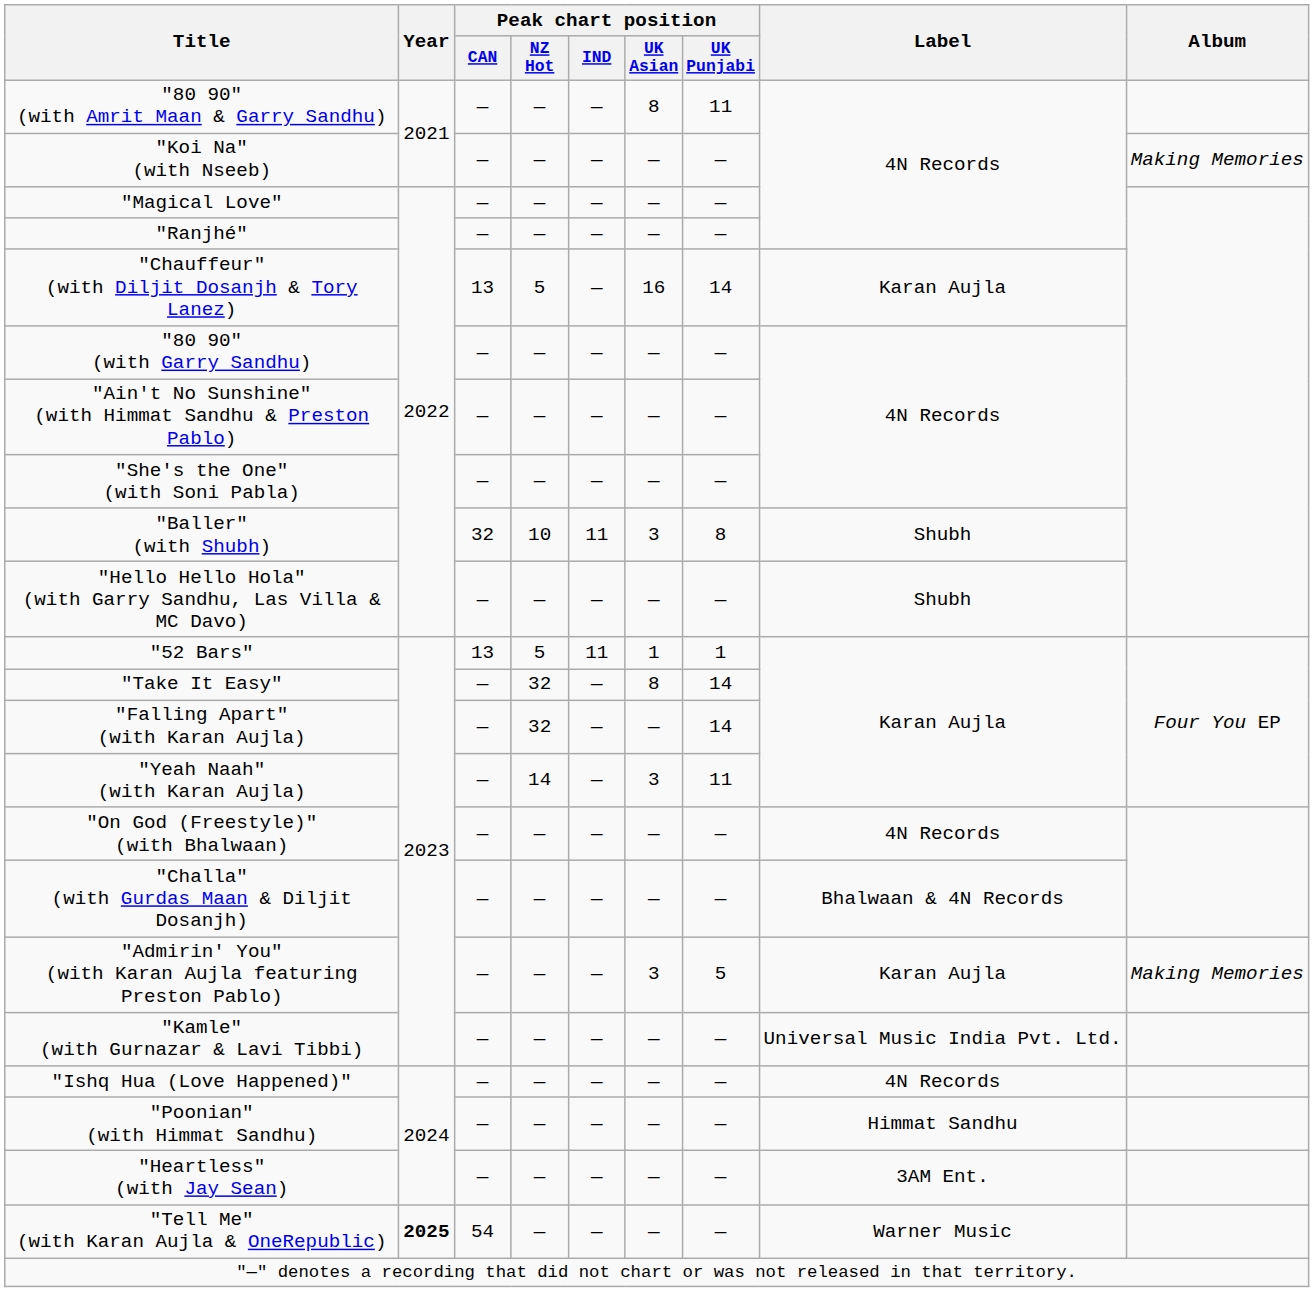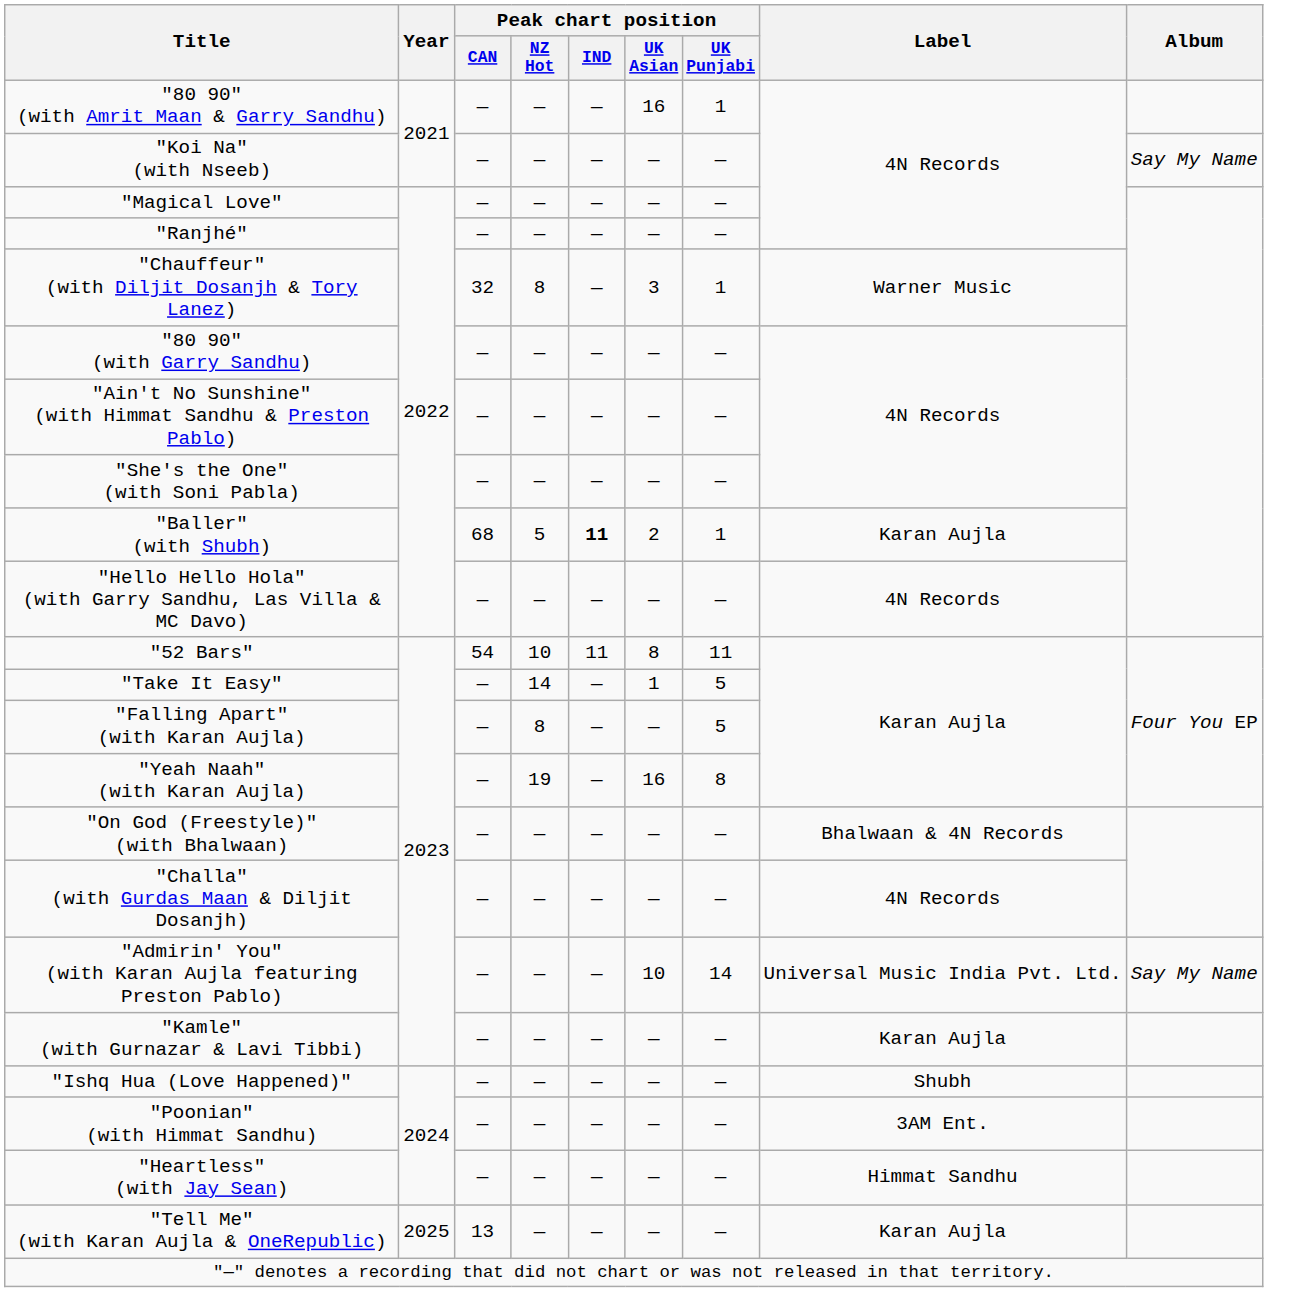(654, 106) 8 -> (654, 106) 16
(721, 106) 11 -> (721, 106) 1
(1217, 160) Making Memories -> (1194, 160) Say My Name
(483, 287) 13 -> (483, 287) 32
(540, 287) 5 -> (540, 287) 8
(654, 287) 16 -> (654, 287) 3
(721, 287) 14 -> (721, 287) 1
(943, 287) Karan Aujla -> (943, 287) Warner Music
(483, 535) 32 -> (483, 535) 68
(540, 535) 10 -> (540, 535) 5
(597, 535) normal -> (597, 535) bold
(654, 535) 3 -> (654, 535) 2
(721, 535) 8 -> (721, 535) 1
(943, 535) Shubh -> (943, 535) Karan Aujla
(943, 600) Shubh -> (943, 600) 4N Records
(483, 653) 13 -> (483, 653) 54
(540, 653) 5 -> (540, 653) 10
(654, 653) 1 -> (654, 653) 8
(721, 653) 1 -> (721, 653) 11
(540, 684) 32 -> (540, 684) 14
(654, 684) 8 -> (654, 684) 1
(721, 684) 14 -> (721, 684) 5
(540, 727) 32 -> (540, 727) 8
(721, 727) 14 -> (721, 727) 5
(540, 780) 14 -> (540, 780) 19
(654, 780) 3 -> (654, 780) 16
(721, 780) 11 -> (721, 780) 8
(943, 834) 4N Records -> (943, 834) Bhalwaan & 4N Records
(943, 899) Bhalwaan & 4N Records -> (943, 899) 4N Records
(654, 974) 3 -> (654, 974) 10
(721, 974) 5 -> (721, 974) 14
(943, 974) Karan Aujla -> (943, 974) Universal Music India Pvt. Ltd.
(1217, 974) Making Memories -> (1194, 974) Say My Name
(943, 1039) Universal Music India Pvt. Ltd. -> (943, 1039) Karan Aujla
(943, 1082) 4N Records -> (943, 1082) Shubh
(943, 1124) Himmat Sandhu -> (943, 1124) 3AM Ent.
(943, 1178) 3AM Ent. -> (943, 1178) Himmat Sandhu
(426, 1231) bold -> (426, 1231) normal
(483, 1231) 54 -> (483, 1231) 13
(943, 1231) Warner Music -> (943, 1231) Karan Aujla
